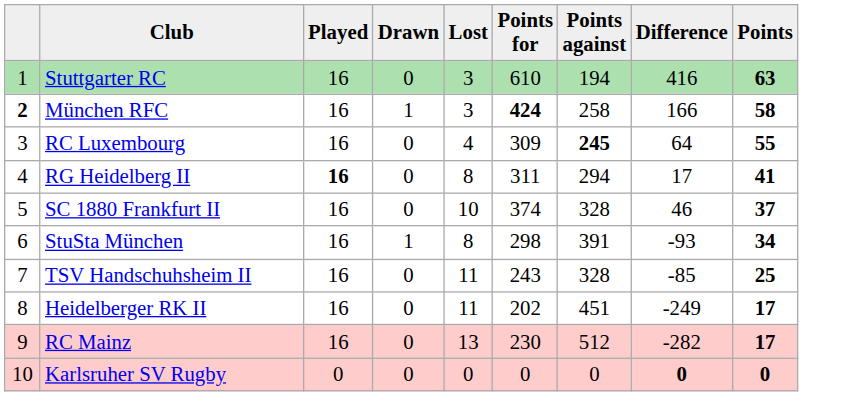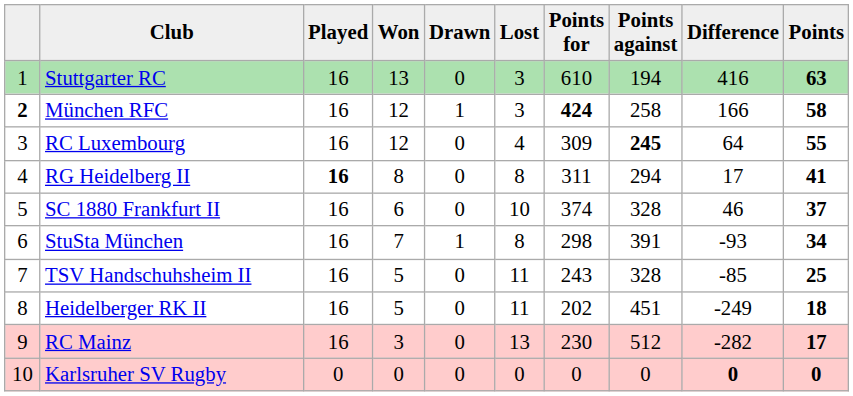+ column: (399, 32)
(765, 308) 17 -> (816, 308) 18
